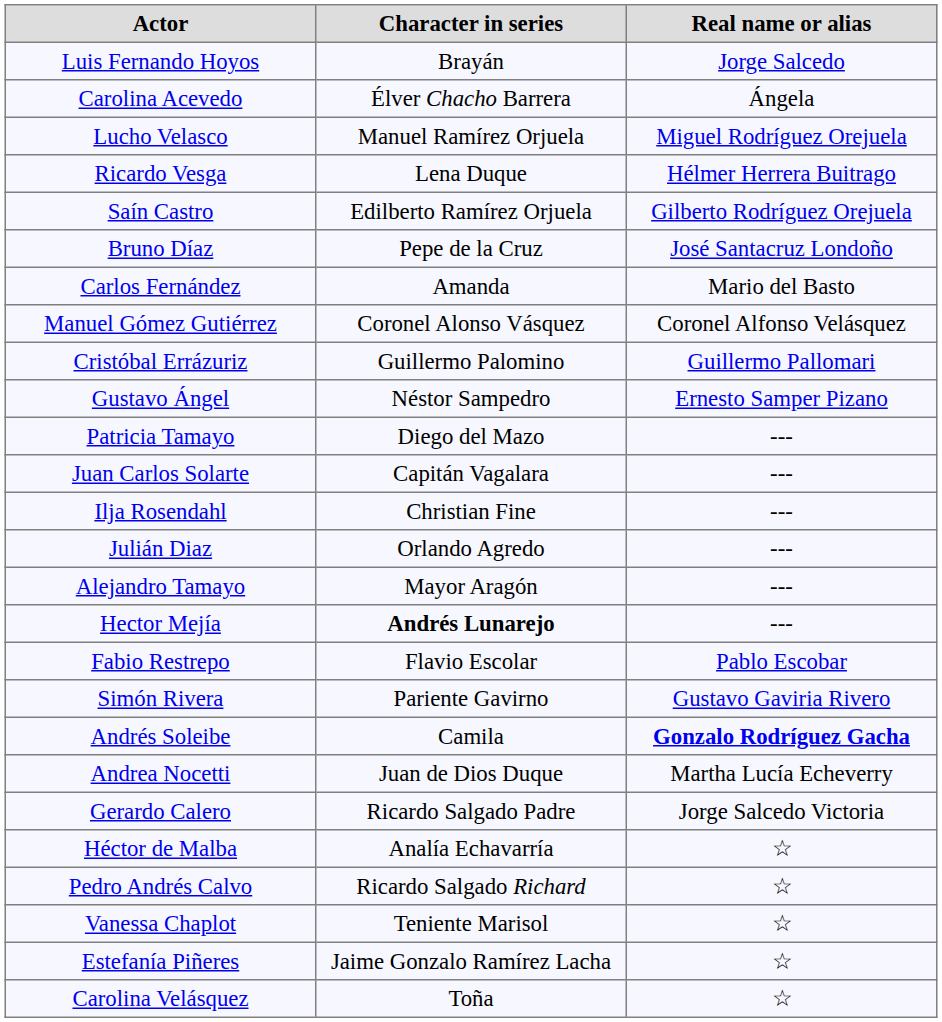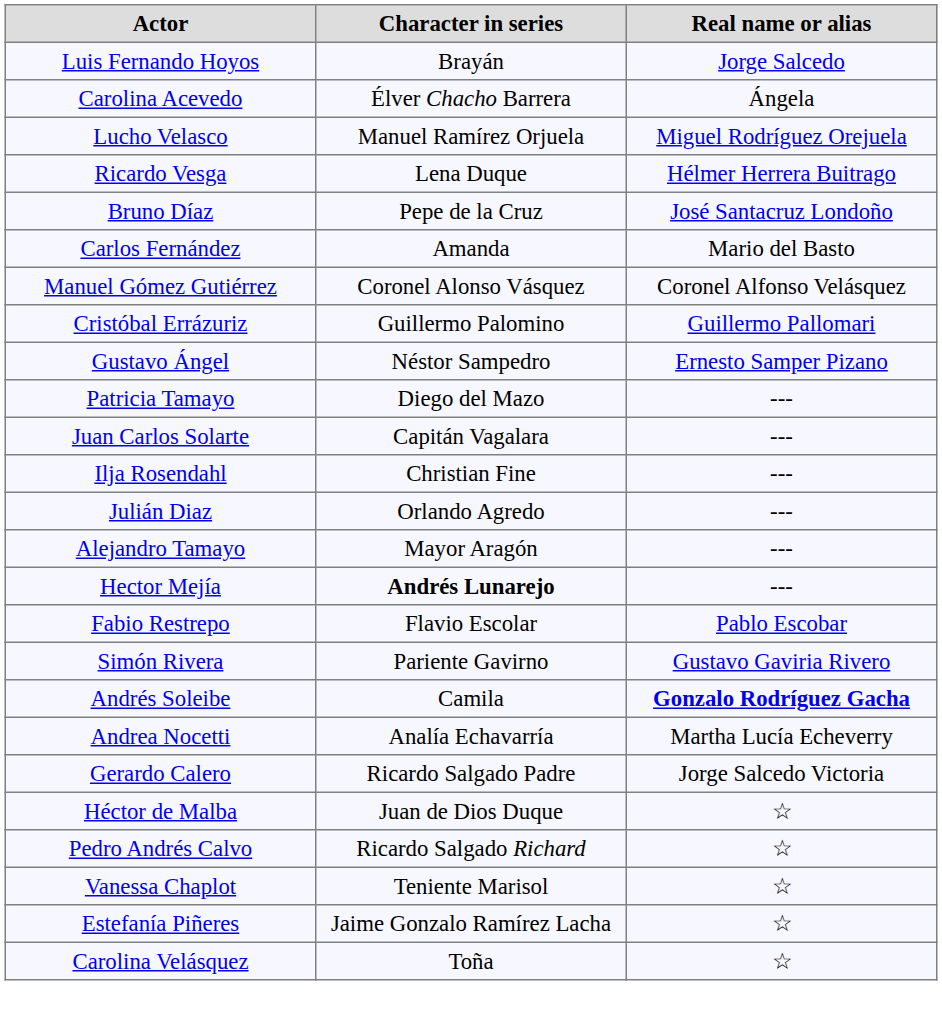- row: (160, 210)
(471, 773) Juan de Dios Duque -> (471, 735) Analía Echavarría
(471, 848) Analía Echavarría -> (471, 810) Juan de Dios Duque
